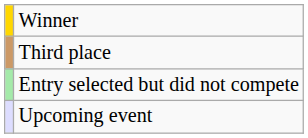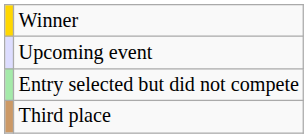rows swapped: (65, 52) <-> (85, 116)
